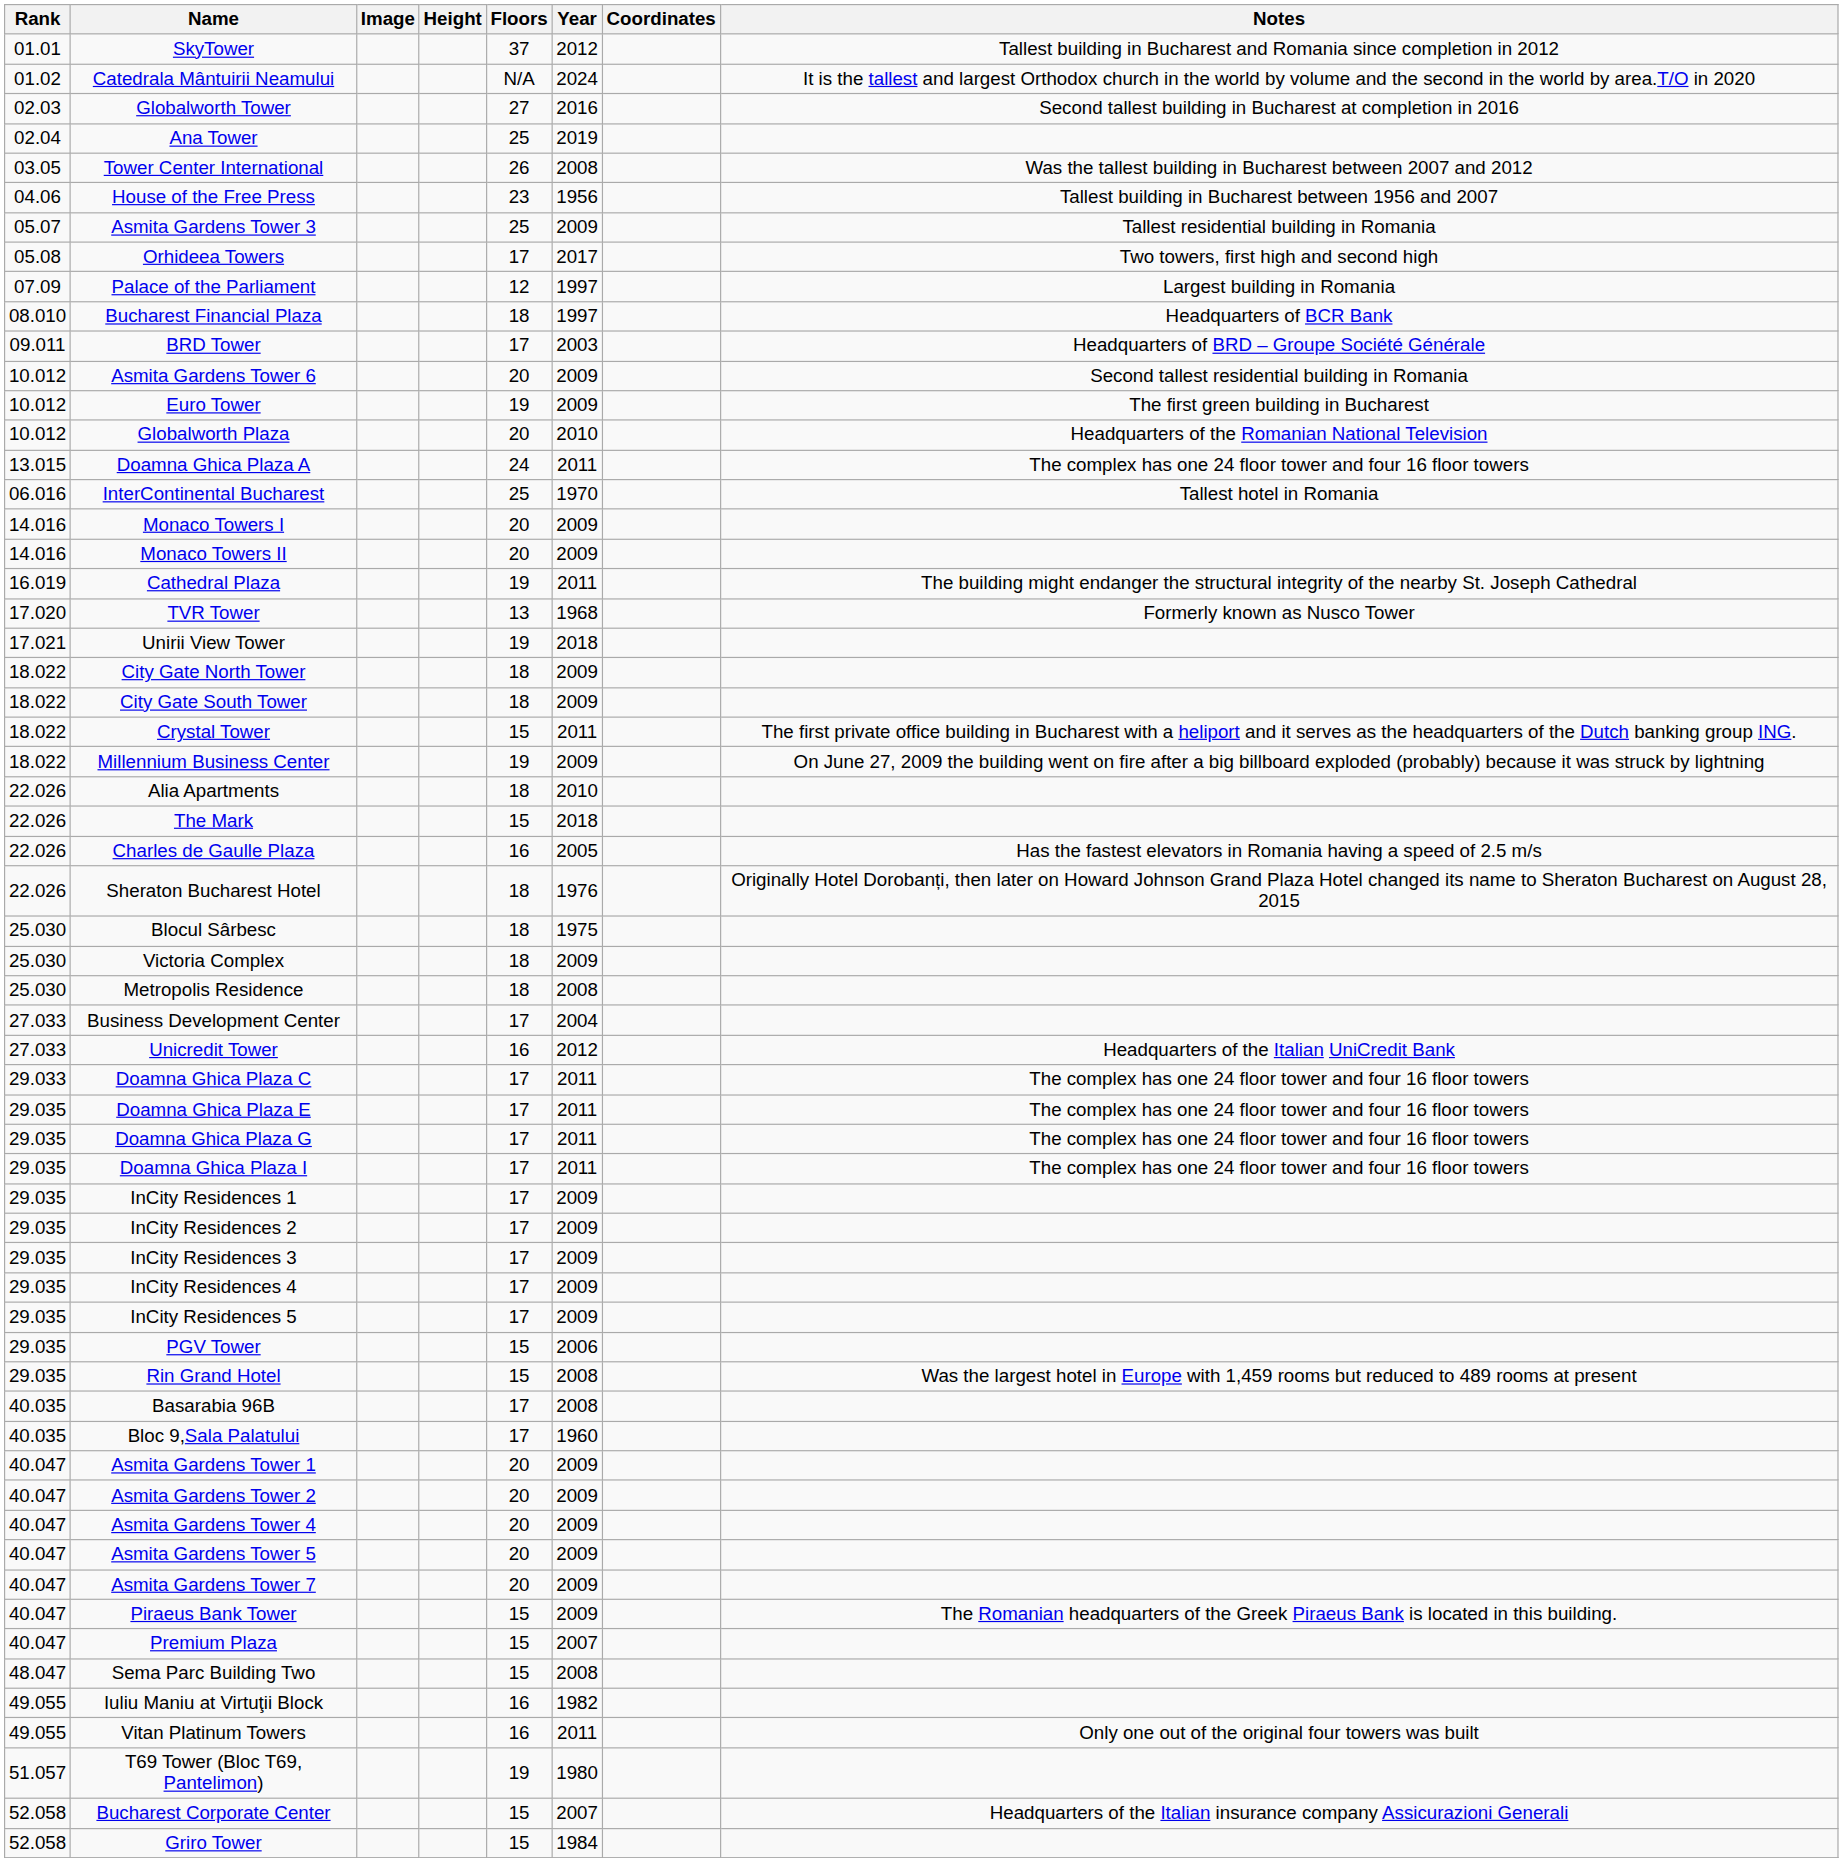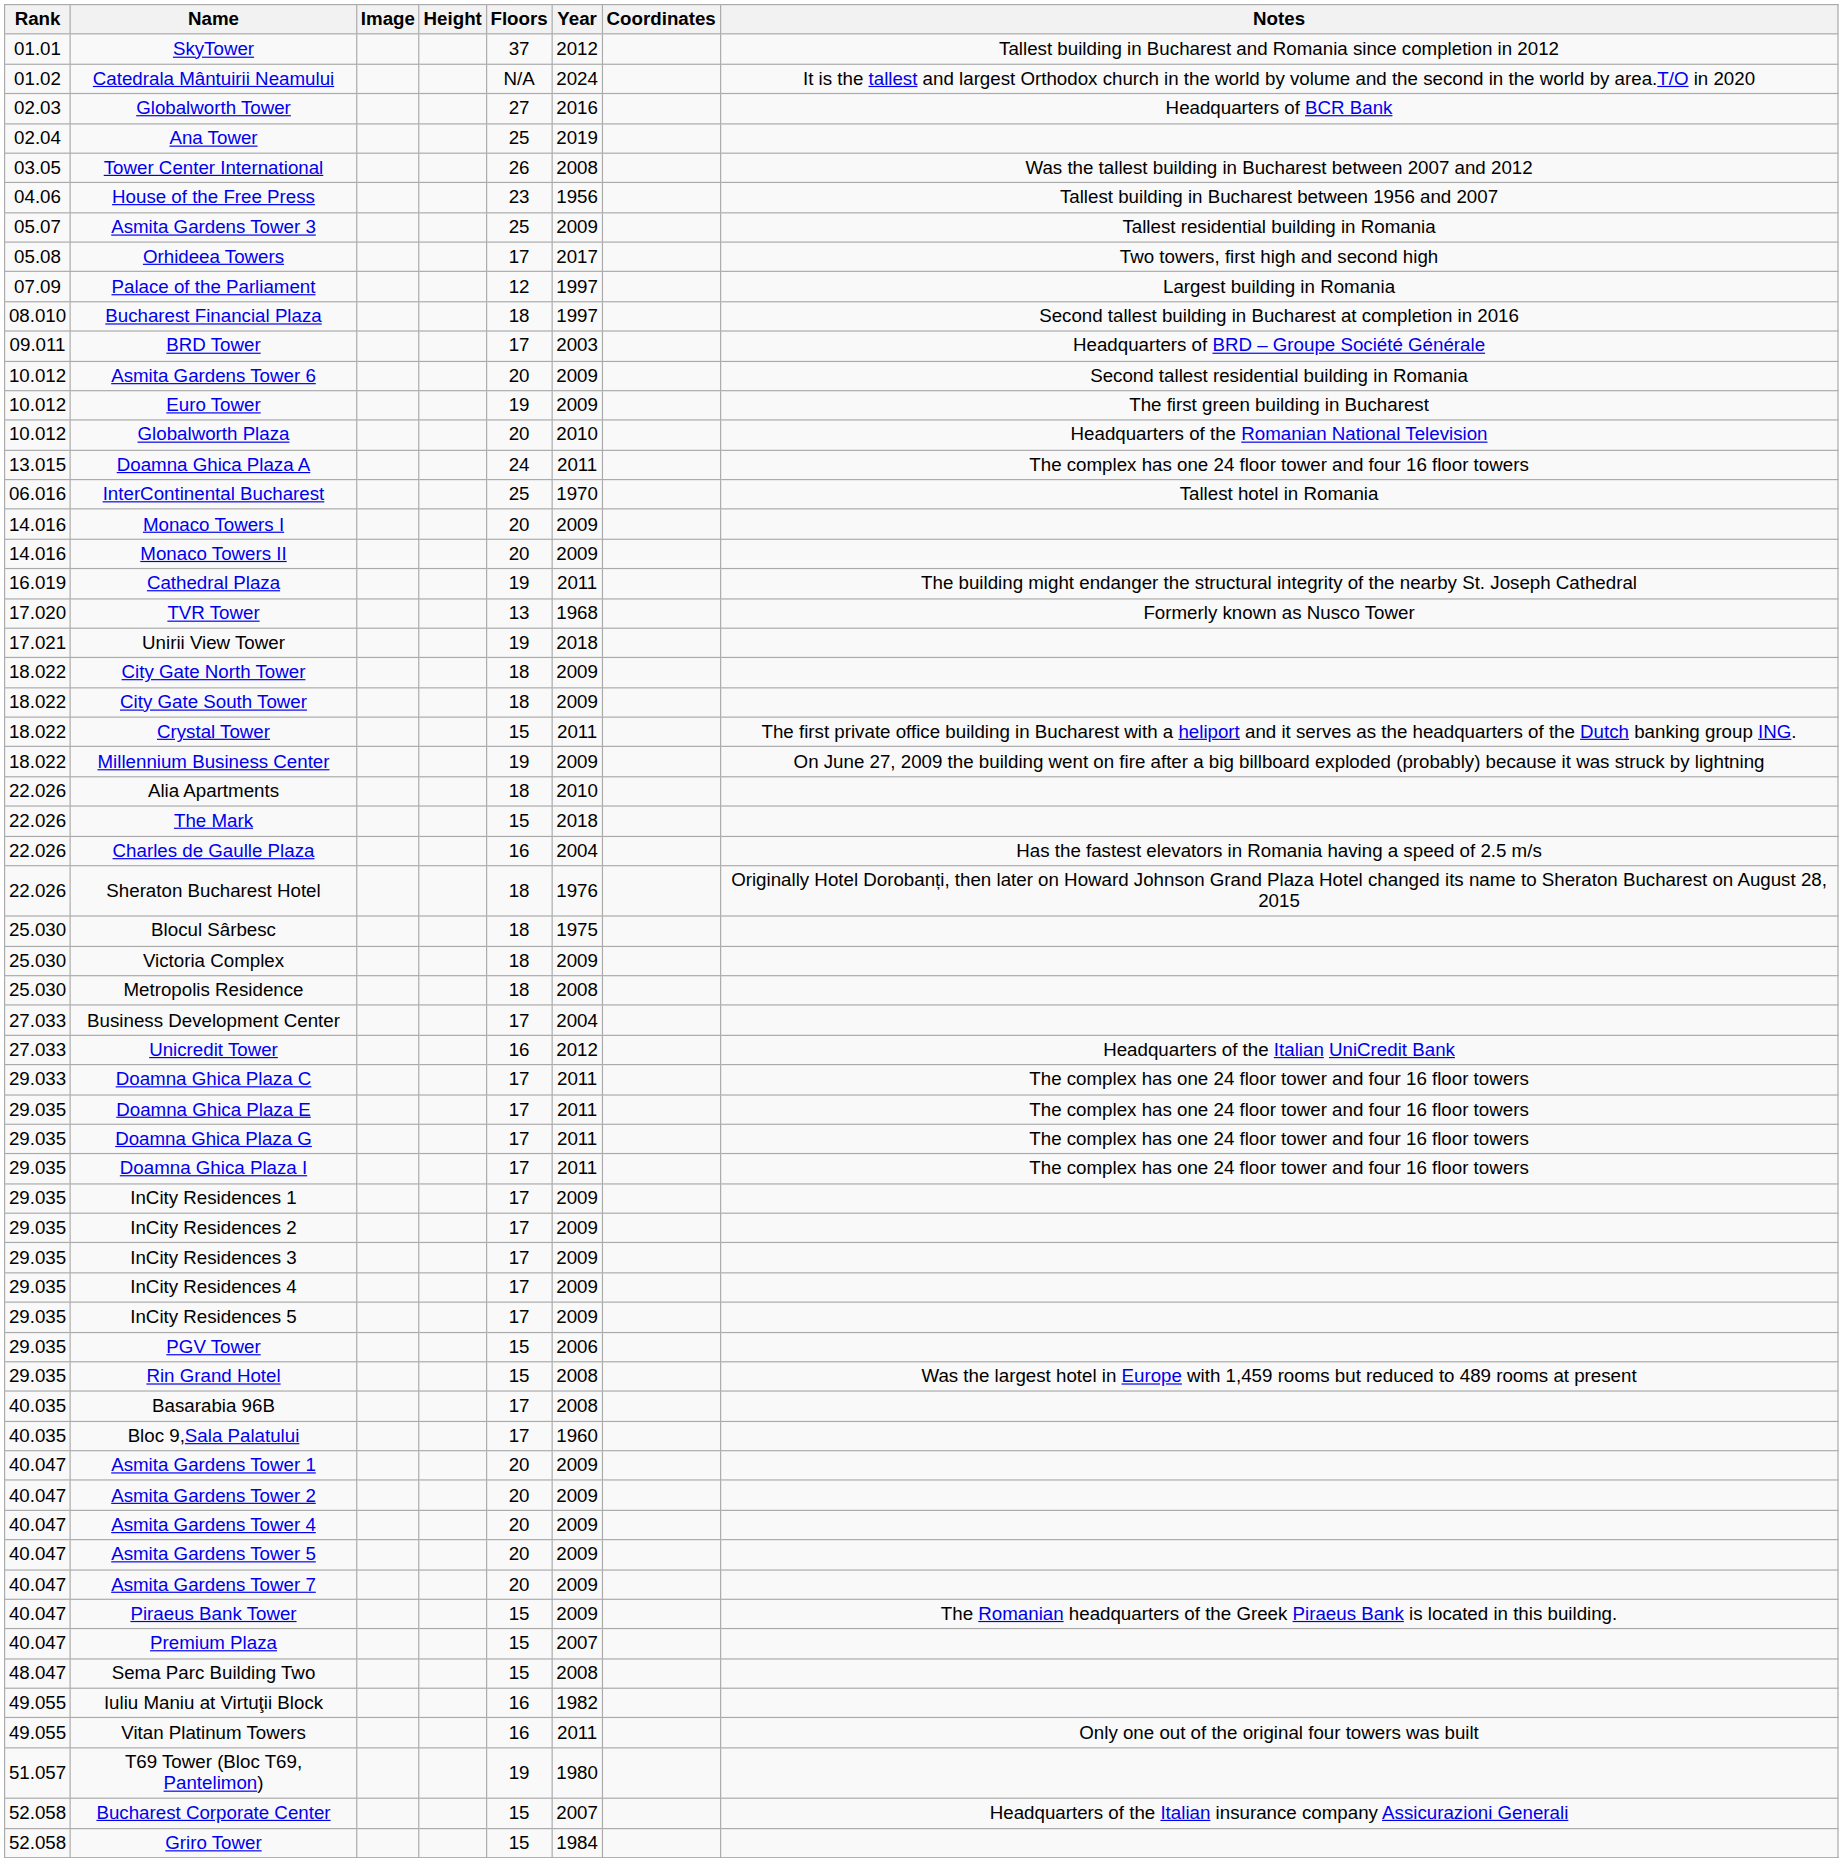(1279, 108) Second tallest building in Bucharest at completion in 2016 -> (1279, 108) Headquarters of BCR Bank
(1279, 316) Headquarters of BCR Bank -> (1279, 316) Second tallest building in Bucharest at completion in 2016
(577, 850) 2005 -> (577, 850) 2004
